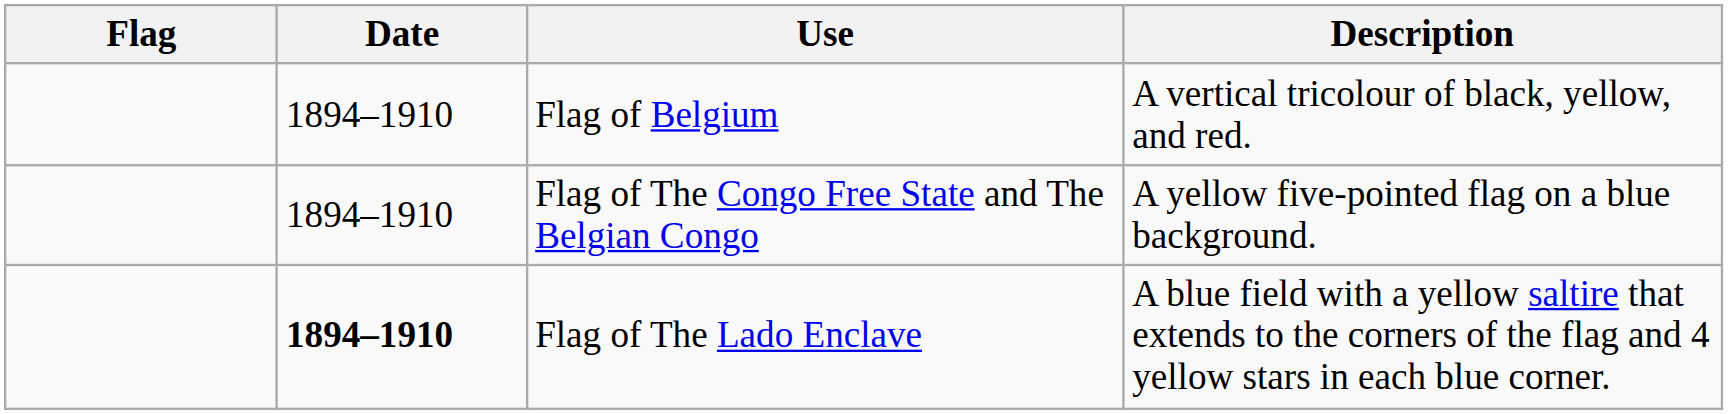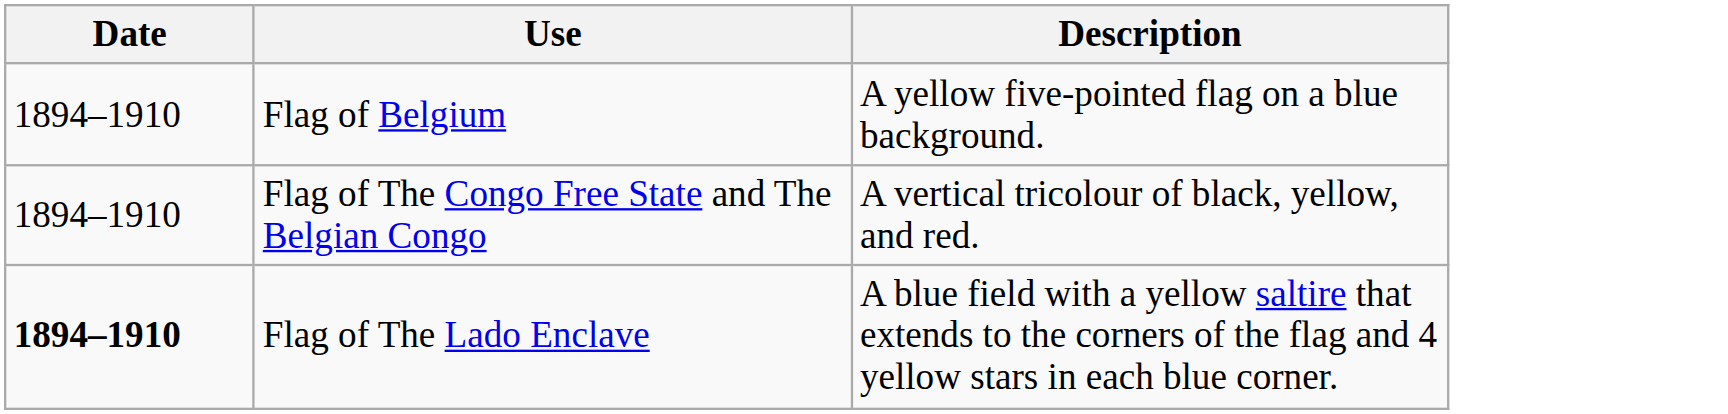- column: (141, 33)
(1402, 113) A vertical tricolour of black, yellow, and red. -> (1129, 113) A yellow five-pointed flag on a blue background.
(1401, 214) A yellow five-pointed flag on a blue background. -> (1129, 214) A vertical tricolour of black, yellow, and red.
